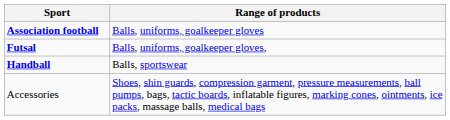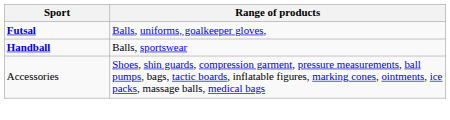- row: (53, 30)
